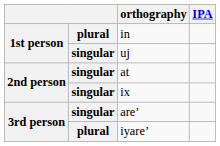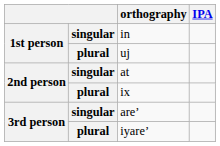(93, 33) plural -> (93, 33) singular
(93, 53) singular -> (93, 53) plural
(93, 92) singular -> (93, 92) plural
